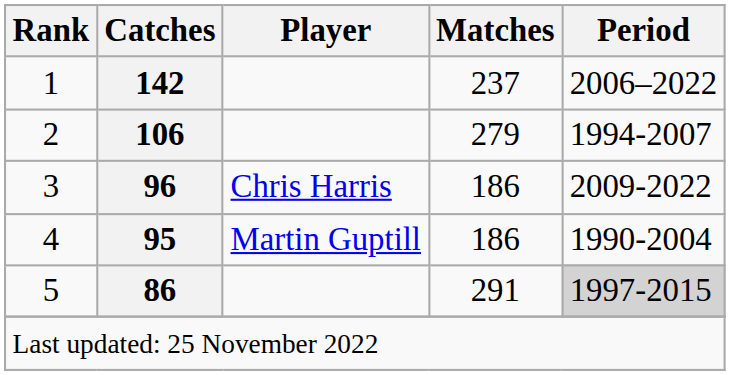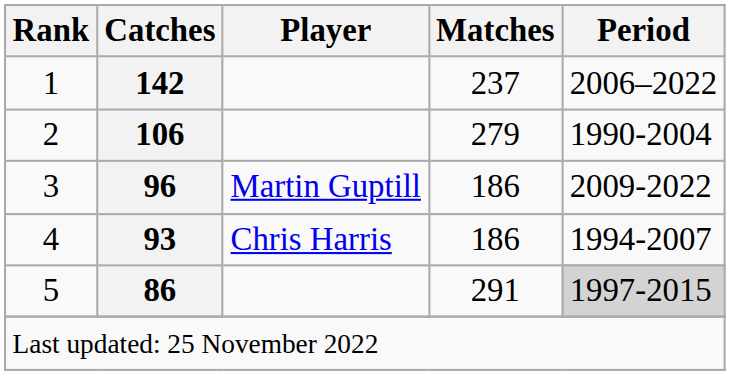(641, 134) 1994-2007 -> (641, 134) 1990-2004
(311, 186) Chris Harris -> (326, 186) Martin Guptill
(160, 238) 95 -> (160, 238) 93
(326, 238) Martin Guptill -> (311, 238) Chris Harris
(641, 238) 1990-2004 -> (641, 238) 1994-2007
